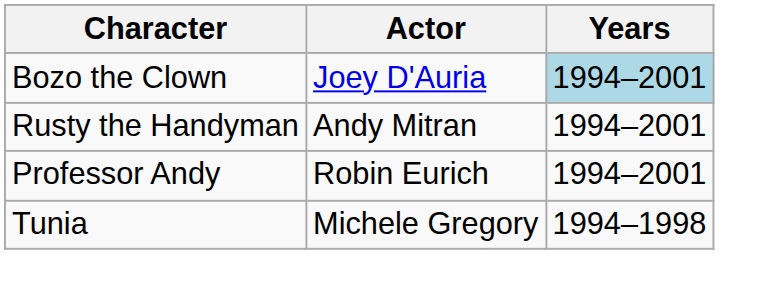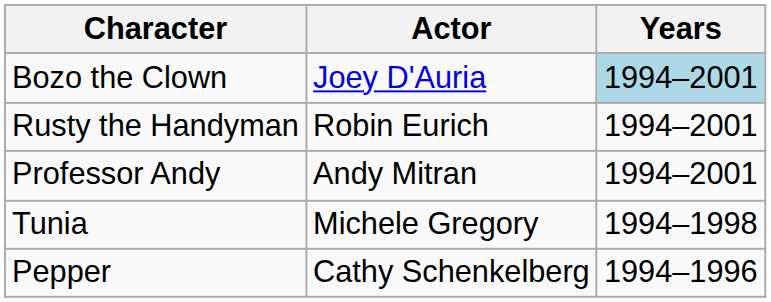(395, 126) Andy Mitran -> (401, 126) Robin Eurich
(401, 175) Robin Eurich -> (395, 175) Andy Mitran
+ row: (62, 272)
